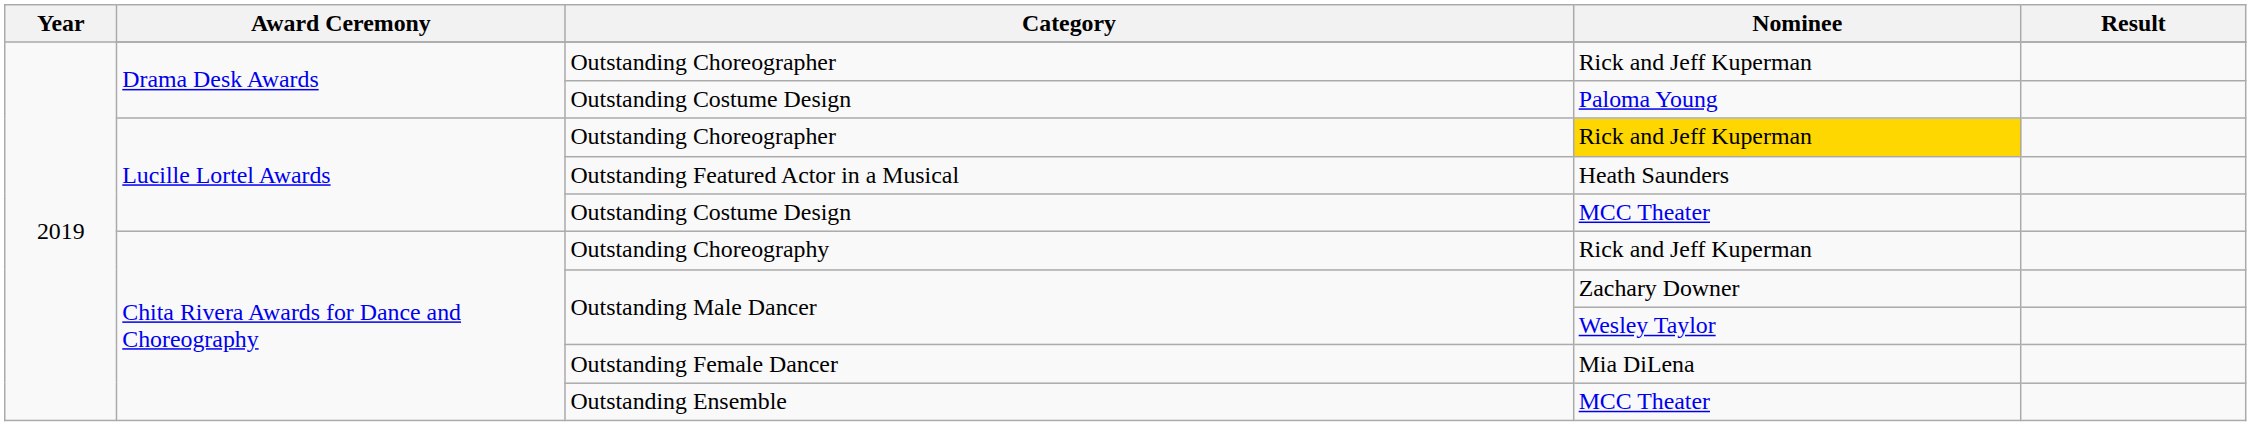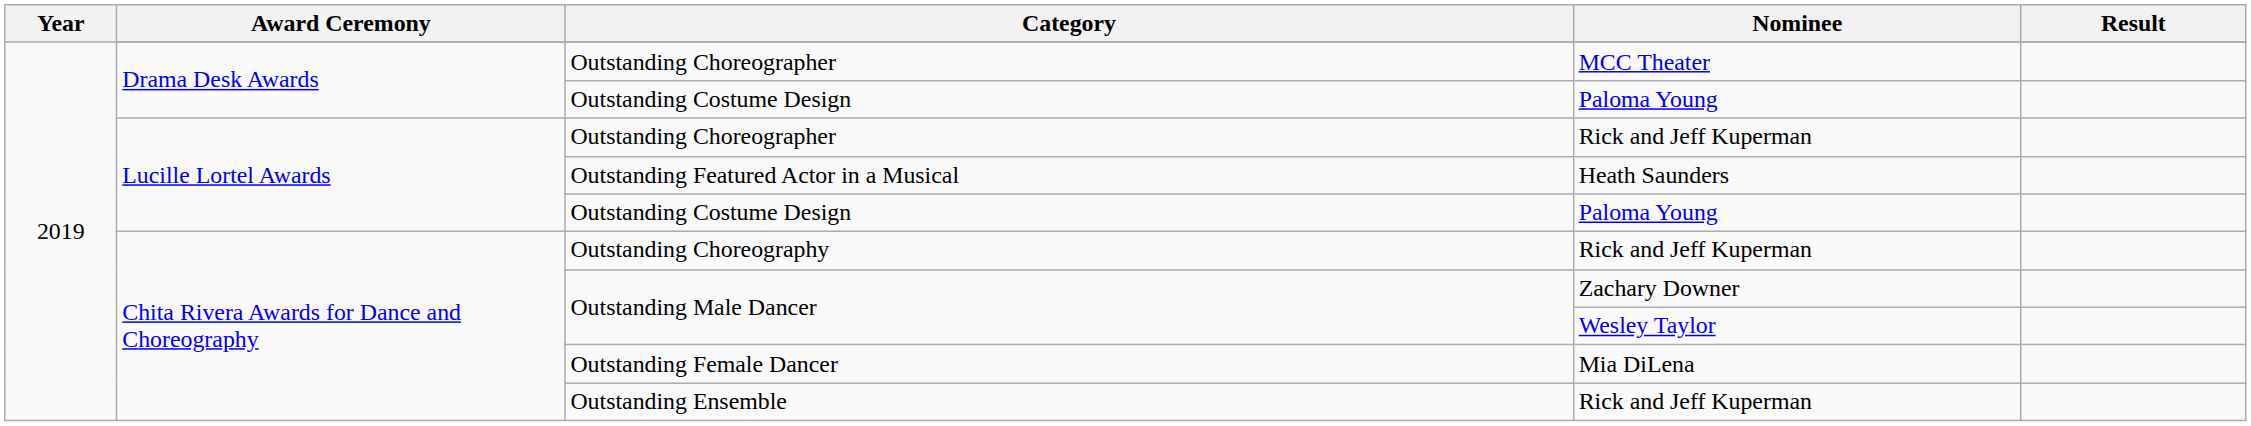(1695, 61) Rick and Jeff Kuperman -> (1644, 61) MCC Theater
(1695, 136) gold background -> (1695, 136) no background
(1644, 212) MCC Theater -> (1648, 212) Paloma Young
(1644, 401) MCC Theater -> (1695, 401) Rick and Jeff Kuperman
